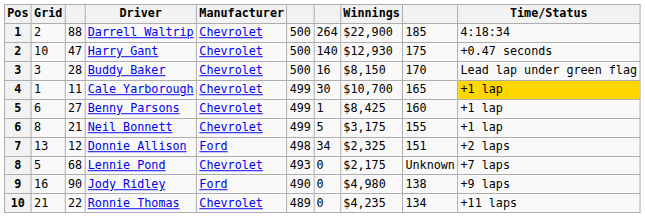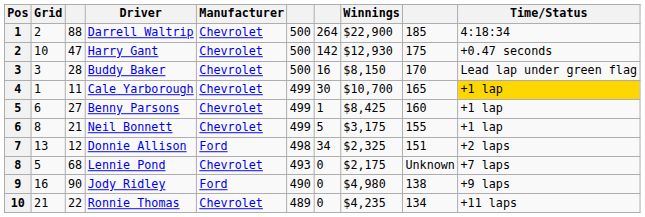(327, 52) 140 -> (327, 52) 142
